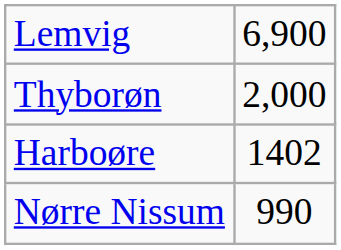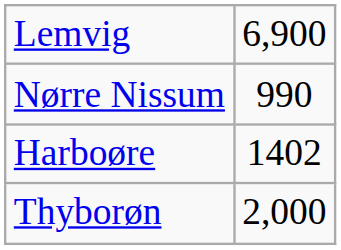rows swapped: (88, 93) <-> (119, 212)
